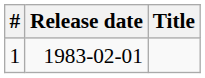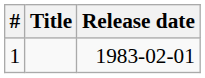columns swapped: (174, 21) <-> (86, 21)
